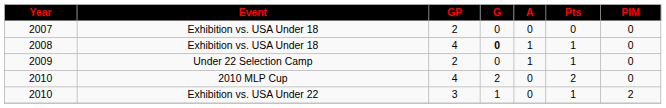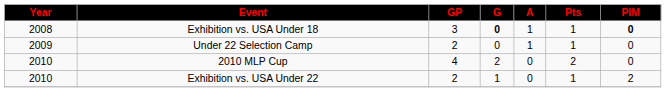- row: (41, 29)
(455, 45) 4 -> (455, 29) 3
(631, 45) normal -> (631, 29) bold
(455, 95) 3 -> (455, 78) 2
